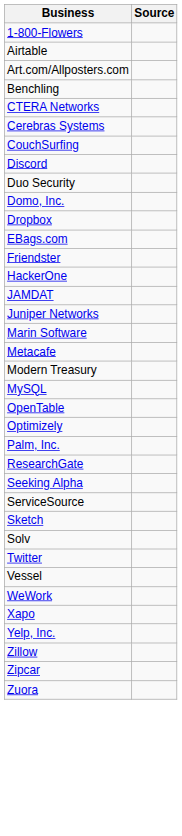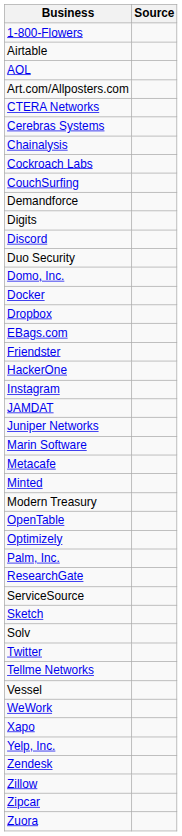+ row: (19, 70)
- row: (33, 88)
+ row: (37, 145)
+ row: (50, 164)
+ row: (43, 201)
+ row: (22, 220)
+ row: (26, 295)
+ row: (33, 389)
+ row: (25, 483)
- row: (27, 389)
- row: (45, 483)
+ row: (51, 671)
+ row: (30, 764)
